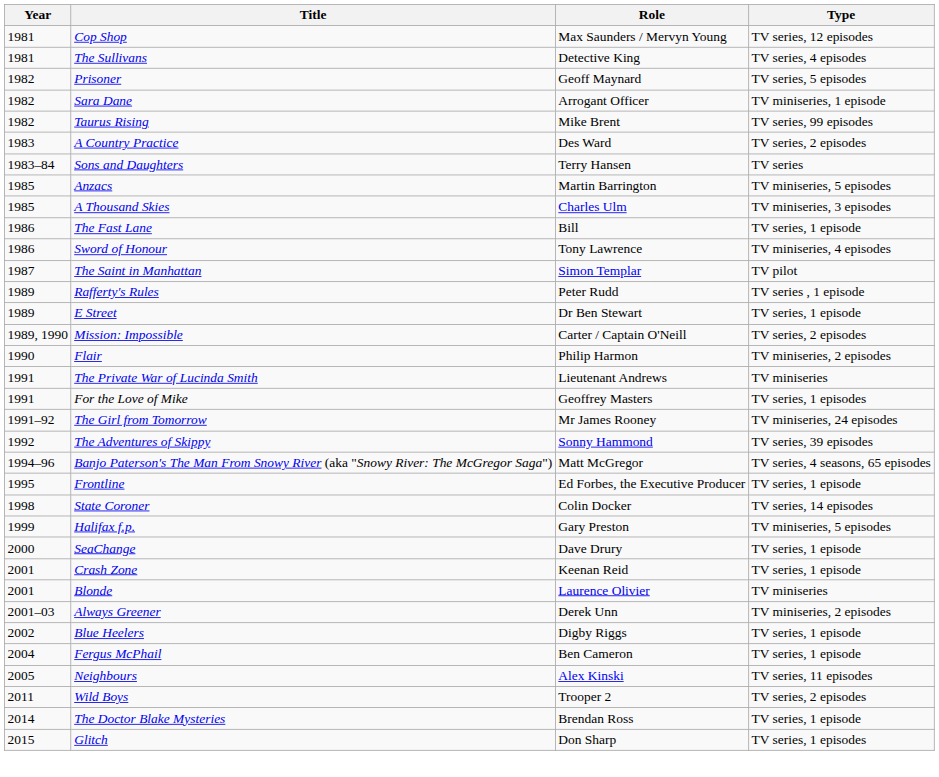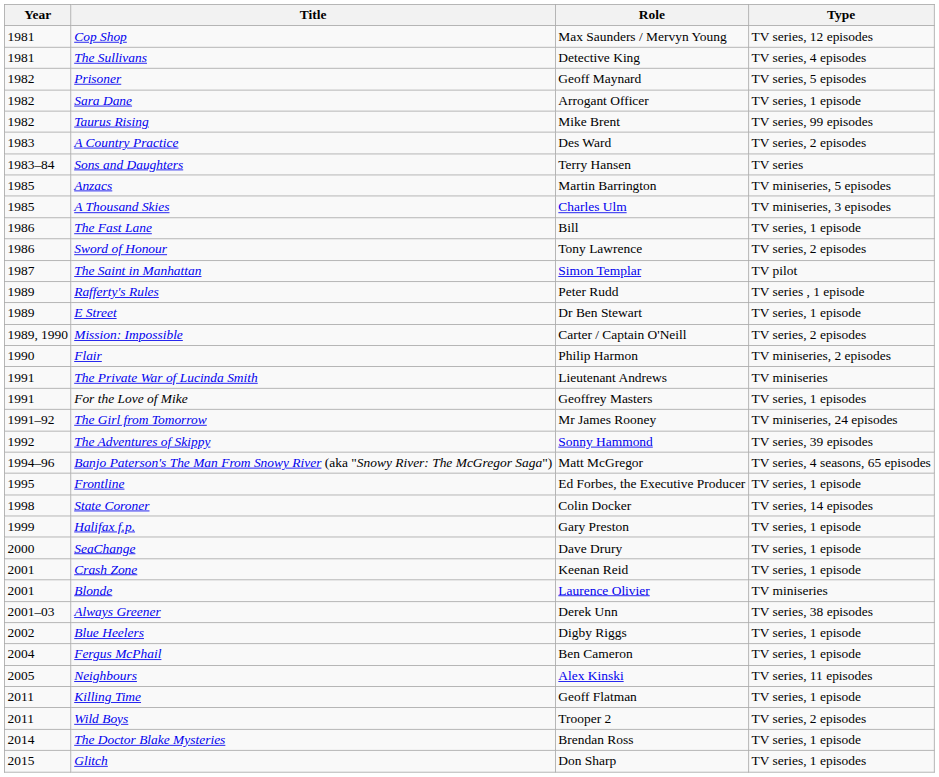(819, 100) TV miniseries, 1 episode -> (806, 100) TV series, 1 episode
(821, 249) TV miniseries, 4 episodes -> (809, 249) TV series, 2 episodes
(821, 526) TV miniseries, 5 episodes -> (806, 526) TV series, 1 episode
(821, 611) TV miniseries, 2 episodes -> (812, 611) TV series, 38 episodes
+ row: (108, 697)
